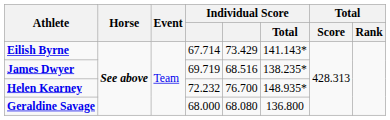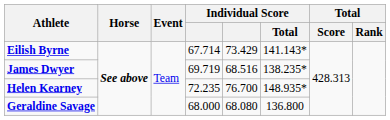(204, 87) 72.232 -> (204, 87) 72.235
